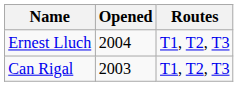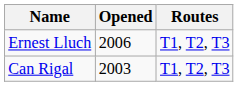(115, 42) 2004 -> (115, 42) 2006
